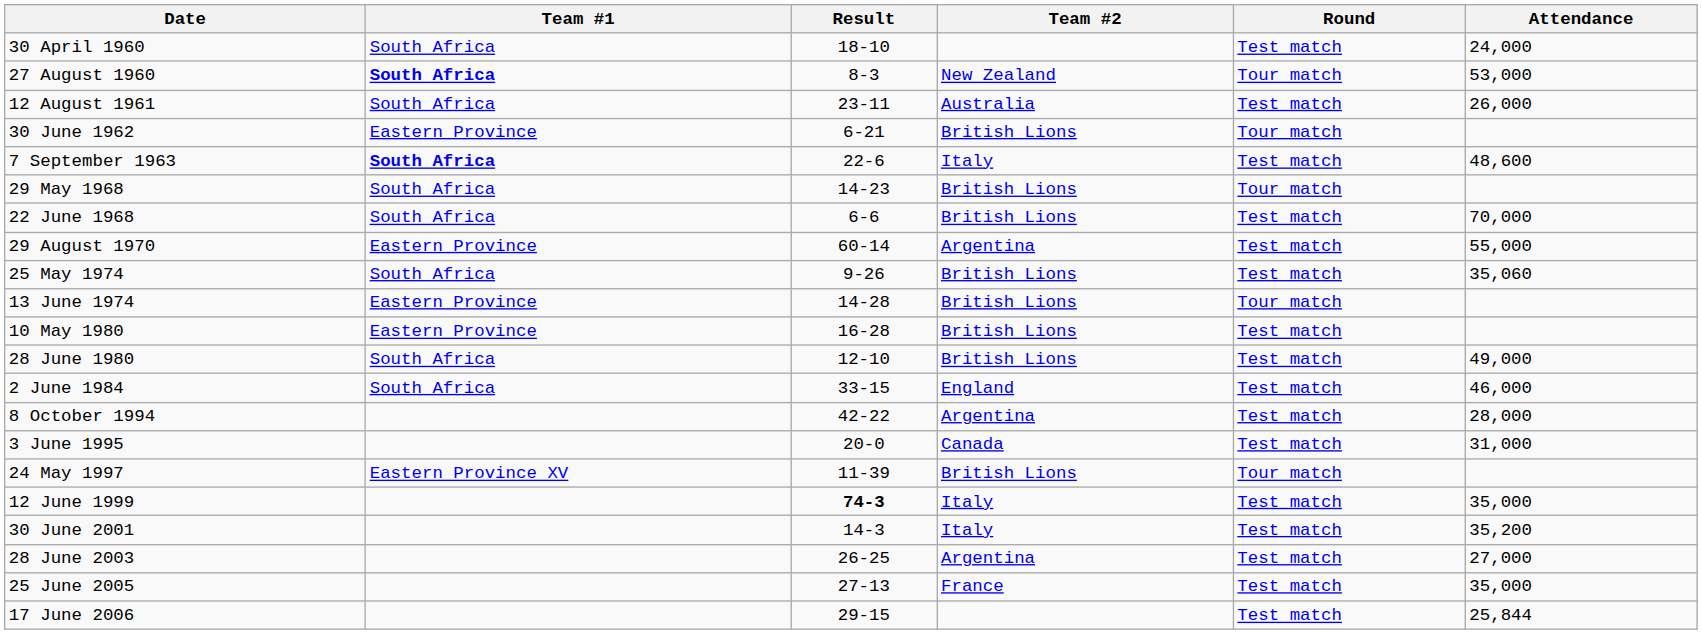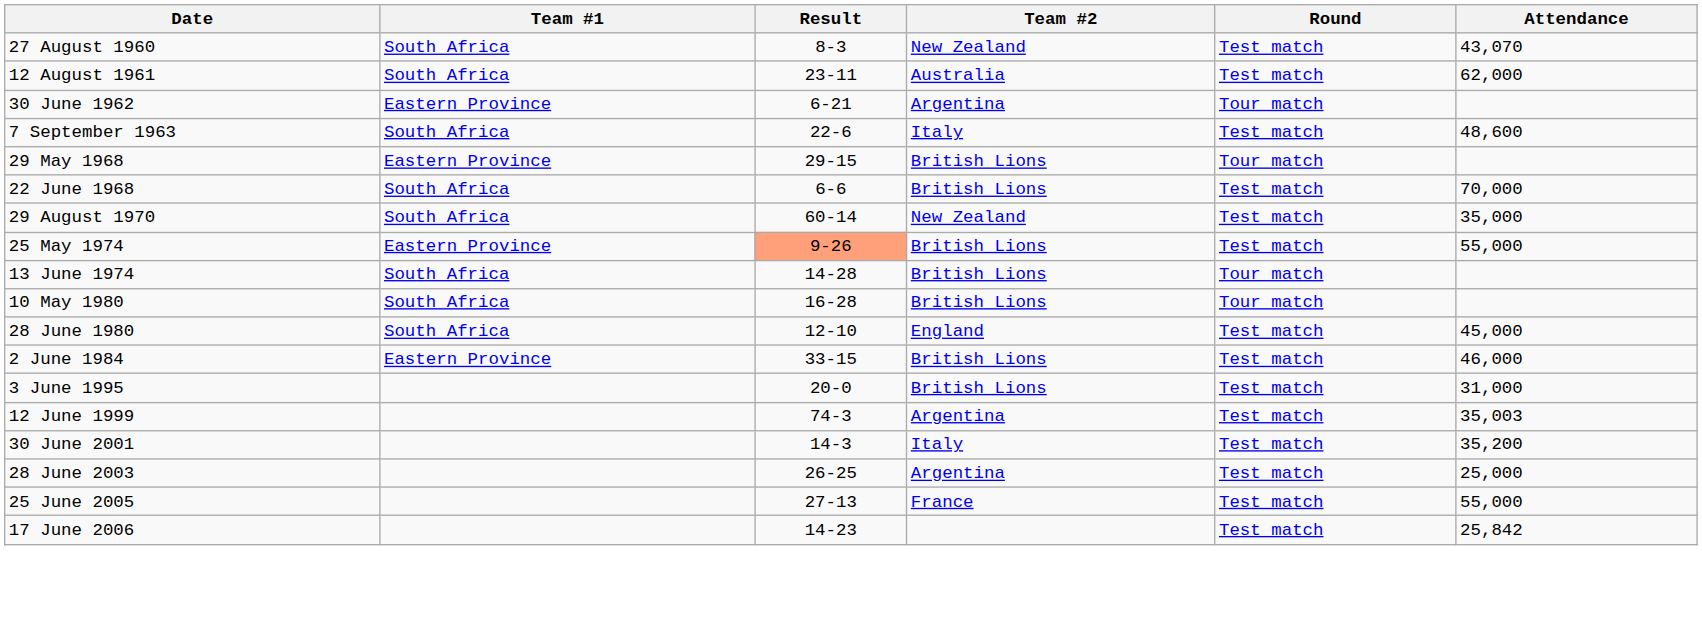- row: (77, 47)
(432, 76) bold -> (447, 47) normal
(1290, 76) Tour match -> (1271, 47) Test match
(1501, 76) 53,000 -> (1491, 47) 43,070
(1501, 104) 26,000 -> (1491, 76) 62,000
(1009, 132) British Lions -> (958, 104) Argentina
(432, 161) bold -> (447, 132) normal
(432, 189) South Africa -> (468, 161) Eastern Province
(864, 189) 14-23 -> (831, 161) 29-15
(453, 246) Eastern Province -> (447, 218) South Africa
(988, 246) Argentina -> (968, 218) New Zealand
(1501, 246) 55,000 -> (1491, 218) 35,000
(432, 274) South Africa -> (468, 246) Eastern Province
(864, 274) no background -> (831, 246) lightsalmon background
(1501, 274) 35,060 -> (1491, 246) 55,000
(453, 303) Eastern Province -> (447, 274) South Africa
(453, 331) Eastern Province -> (447, 303) South Africa
(1290, 331) Test match -> (1271, 303) Tour match
(1009, 360) British Lions -> (947, 331) England
(1501, 360) 49,000 -> (1491, 331) 45,000
(432, 388) South Africa -> (468, 360) Eastern Province
(978, 388) England -> (979, 360) British Lions
- row: (82, 416)
(972, 445) Canada -> (979, 388) British Lions
- row: (66, 473)
(864, 502) bold -> (831, 416) normal
(967, 502) Italy -> (958, 416) Argentina
(1501, 502) 35,000 -> (1491, 416) 35,003
(1501, 558) 27,000 -> (1491, 473) 25,000
(1501, 587) 35,000 -> (1491, 502) 55,000
(864, 615) 29-15 -> (831, 530) 14-23
(1501, 615) 25,844 -> (1491, 530) 25,842
